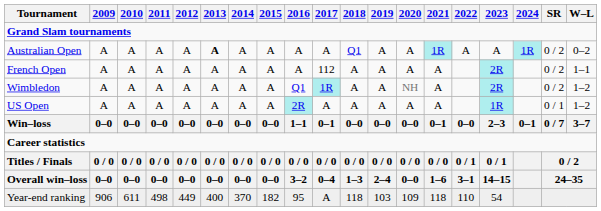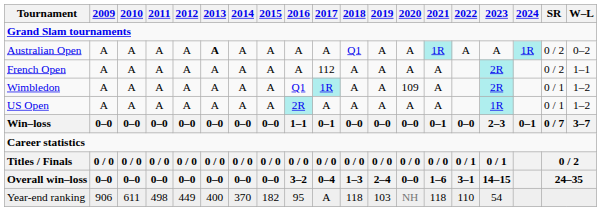(410, 86) NH -> (410, 86) 109
(554, 86) 0 / 2 -> (554, 86) 0 / 1
(410, 197) 109 -> (410, 197) NH
